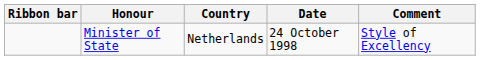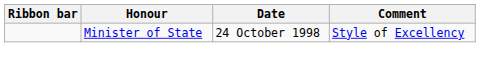- column: (226, 14)
